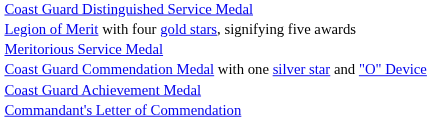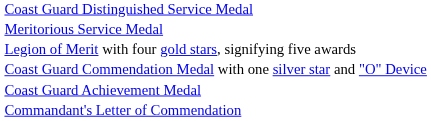rows swapped: (180, 29) <-> (84, 49)
